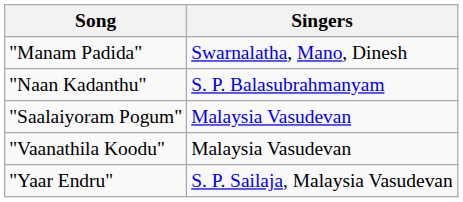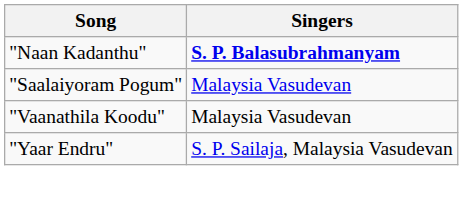- row: (76, 52)
(288, 84) normal -> (296, 52) bold
